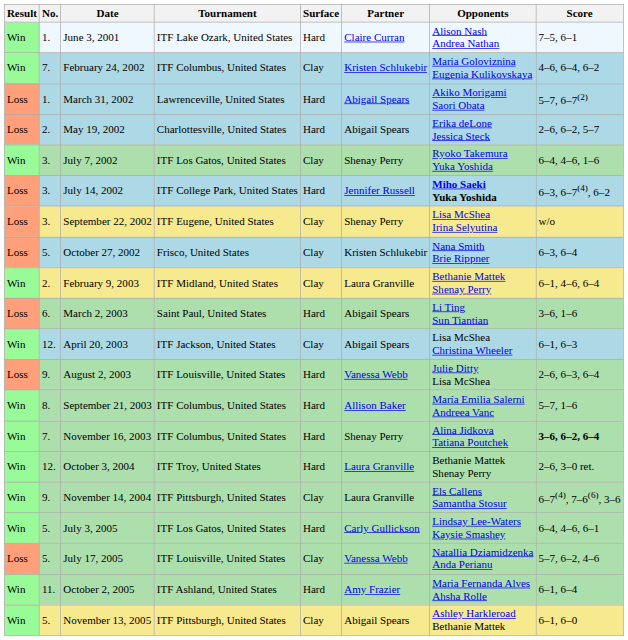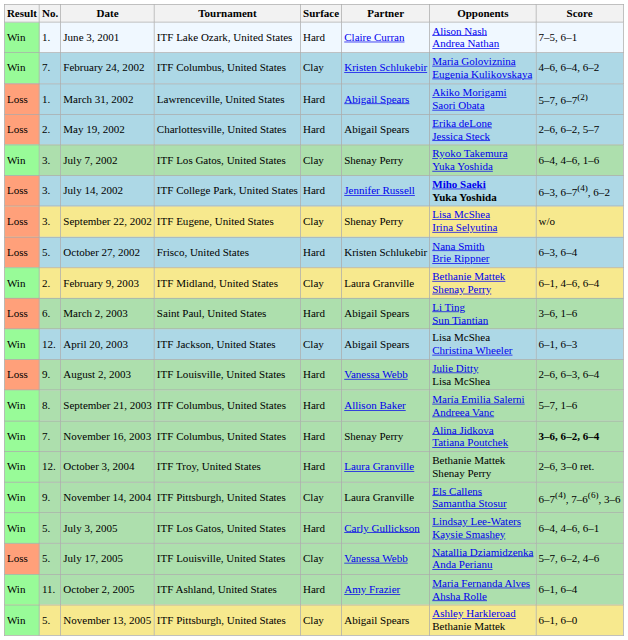(313, 251) Clay -> (314, 251) Hard
